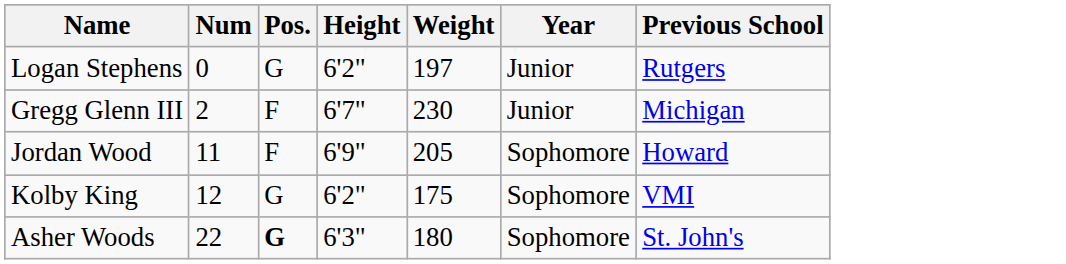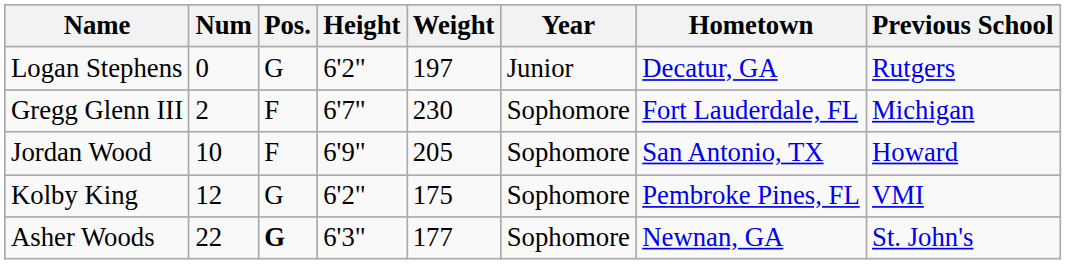+ column: (751, 25)
(540, 110) Junior -> (568, 110) Sophomore
(208, 152) 11 -> (209, 152) 10
(433, 237) 180 -> (433, 237) 177
